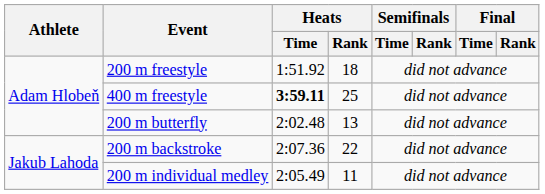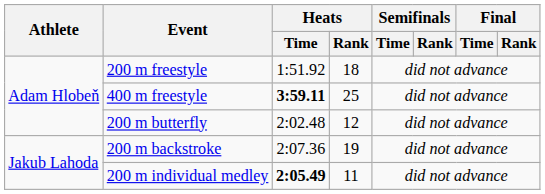(350, 123) 13 -> (351, 123) 12
(350, 149) 22 -> (351, 149) 19
(300, 176) normal -> (301, 176) bold
